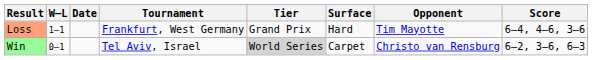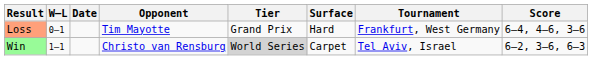columns swapped: (173, 13) <-> (438, 13)
(57, 30) 1–1 -> (57, 30) 0–1
(57, 47) 0–1 -> (57, 47) 1–1
